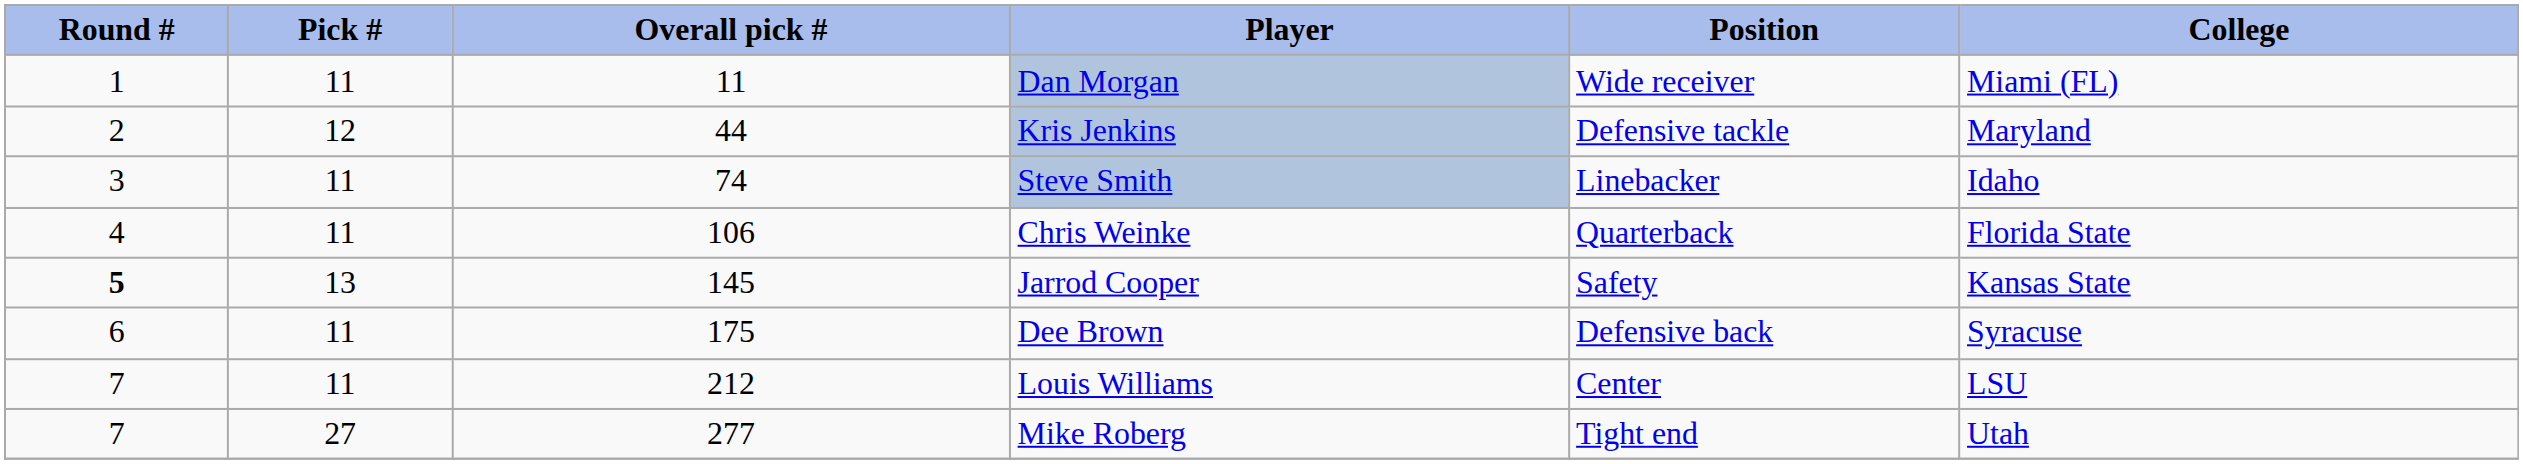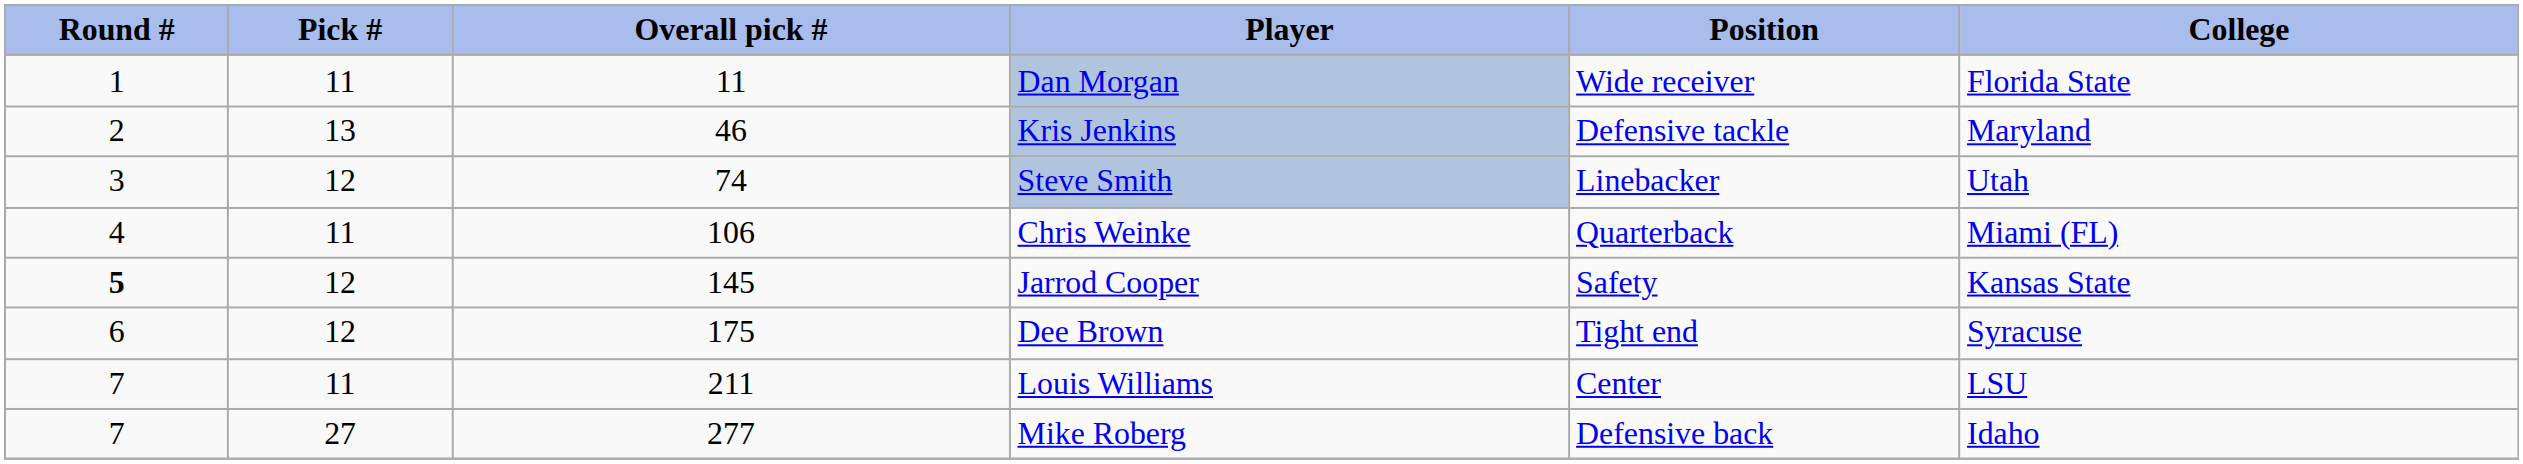(2043, 80) Miami (FL) -> (2049, 80) Florida State
(340, 130) 12 -> (340, 130) 13
(731, 130) 44 -> (731, 130) 46
(340, 181) 11 -> (340, 181) 12
(2003, 181) Idaho -> (1998, 181) Utah
(2049, 231) Florida State -> (2043, 231) Miami (FL)
(340, 282) 13 -> (340, 282) 12
(340, 332) 11 -> (340, 332) 12
(1675, 332) Defensive back -> (1637, 332) Tight end
(731, 383) 212 -> (731, 383) 211
(1637, 433) Tight end -> (1675, 433) Defensive back
(1998, 433) Utah -> (2003, 433) Idaho
